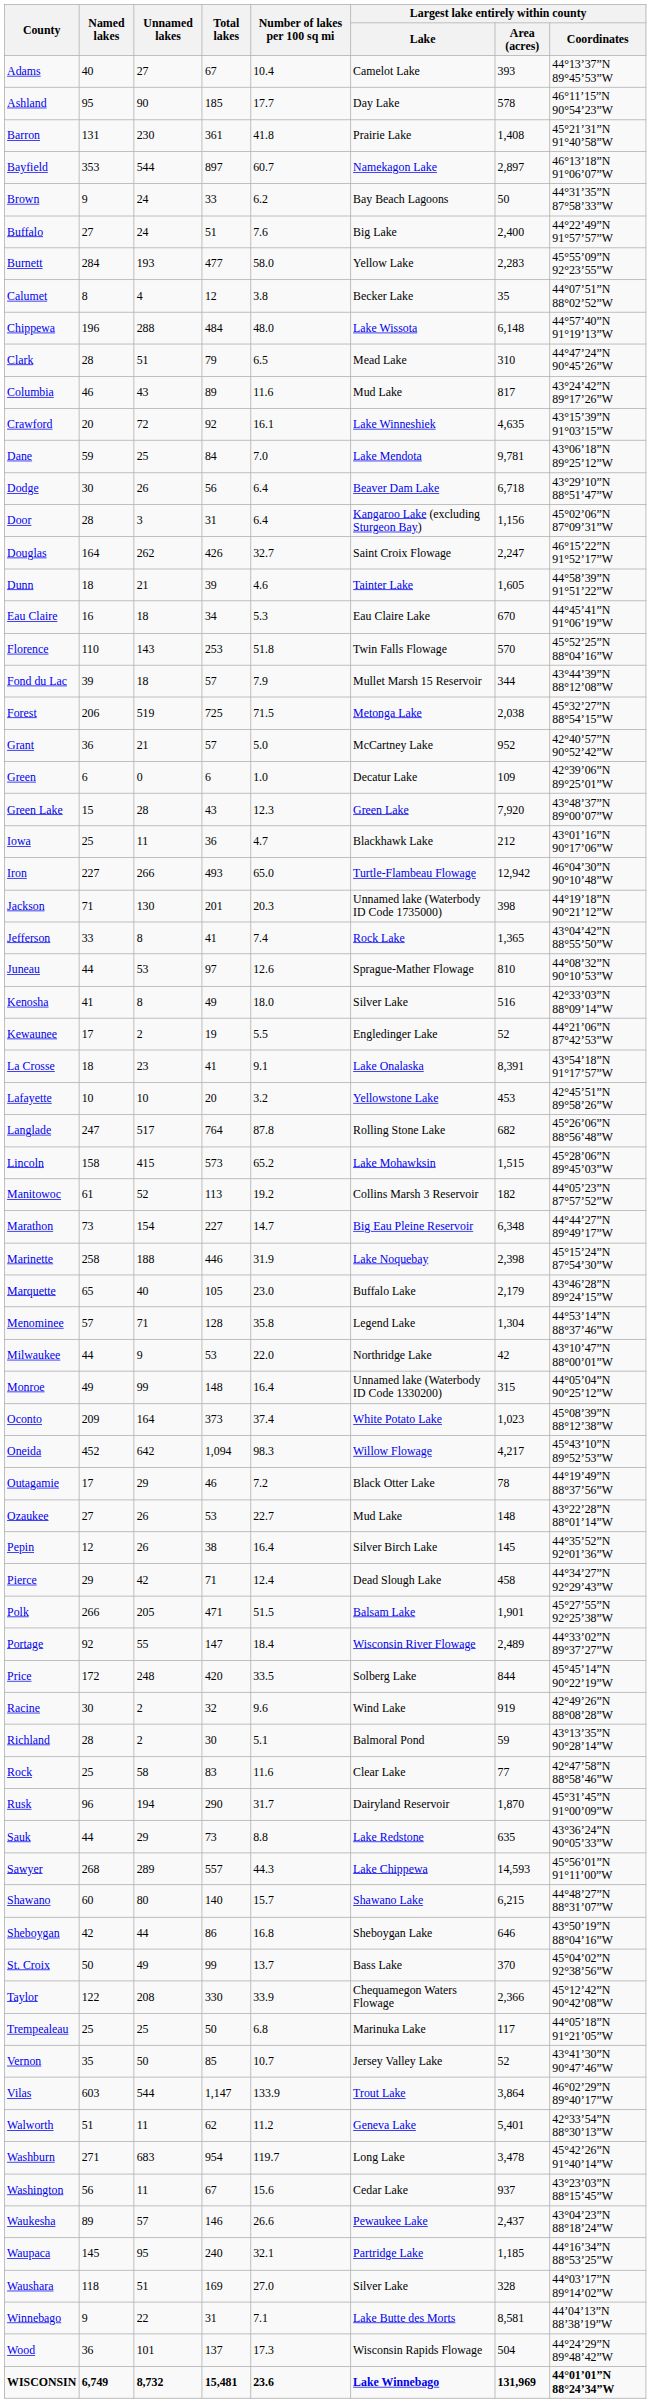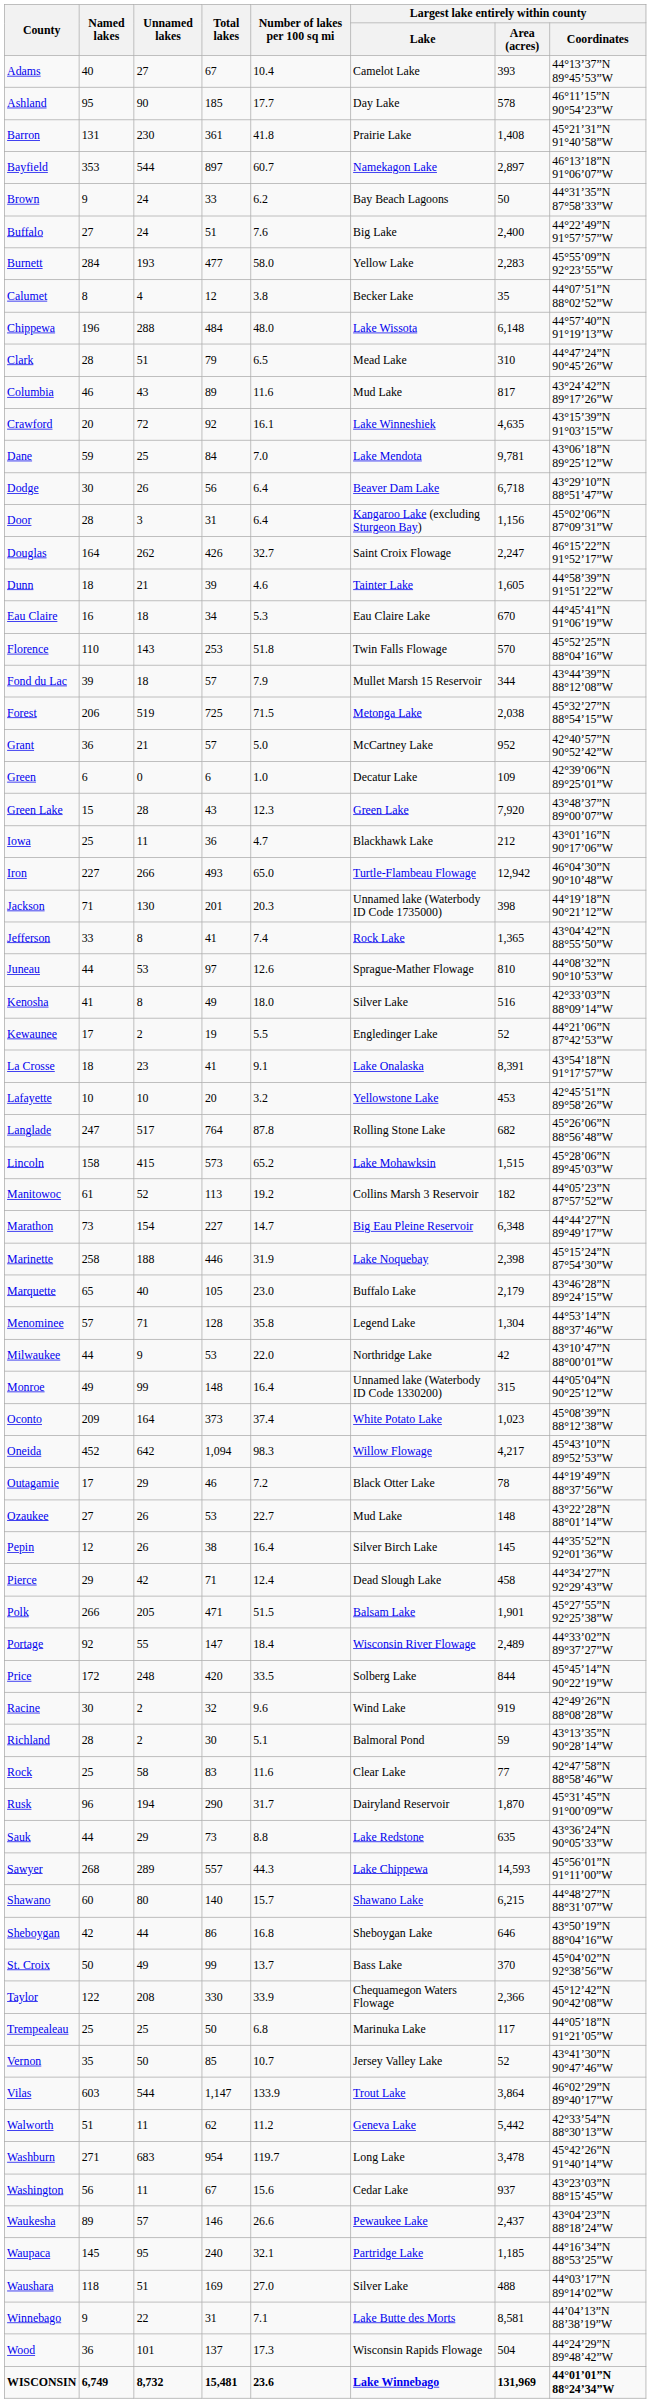(511, 2125) 5,401 -> (511, 2125) 5,442
(506, 2286) 328 -> (506, 2286) 488
